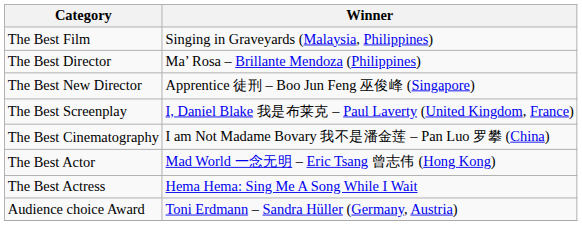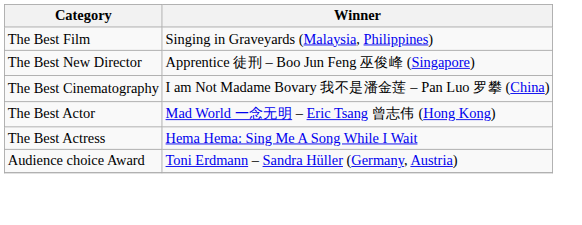- row: (59, 61)
- row: (67, 111)
